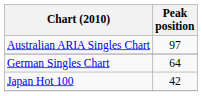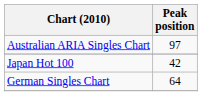rows swapped: (40, 81) <-> (58, 63)
